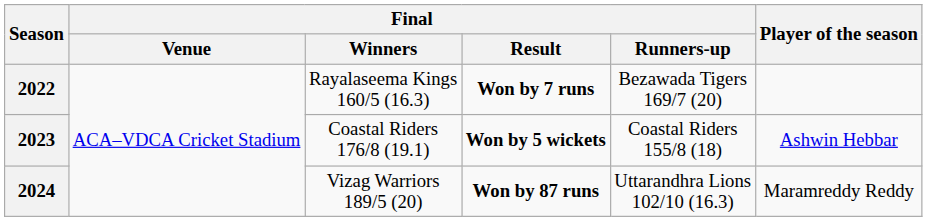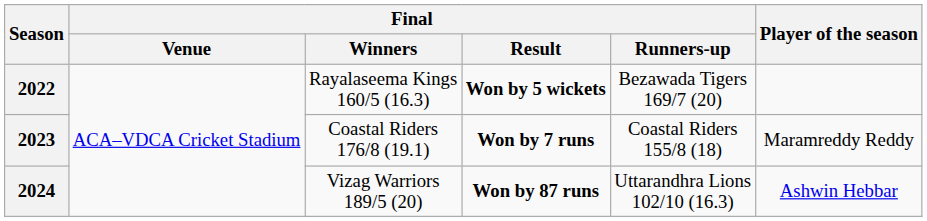(536, 89) Won by 7 runs -> (536, 89) Won by 5 wickets
(536, 140) Won by 5 wickets -> (536, 140) Won by 7 runs
(839, 140) Ashwin Hebbar -> (839, 140) Maramreddy Reddy
(839, 190) Maramreddy Reddy -> (839, 190) Ashwin Hebbar
